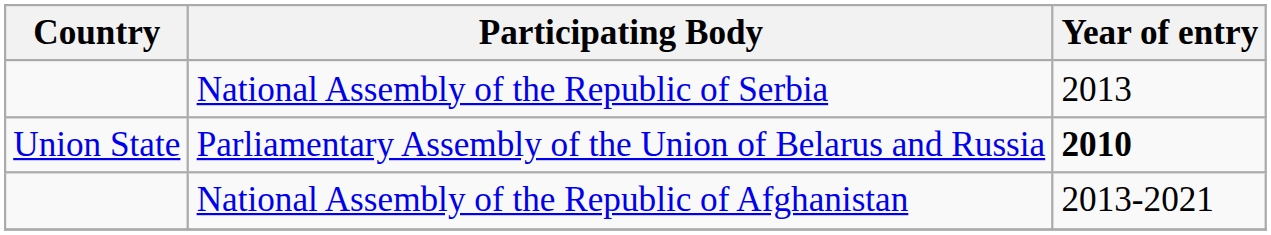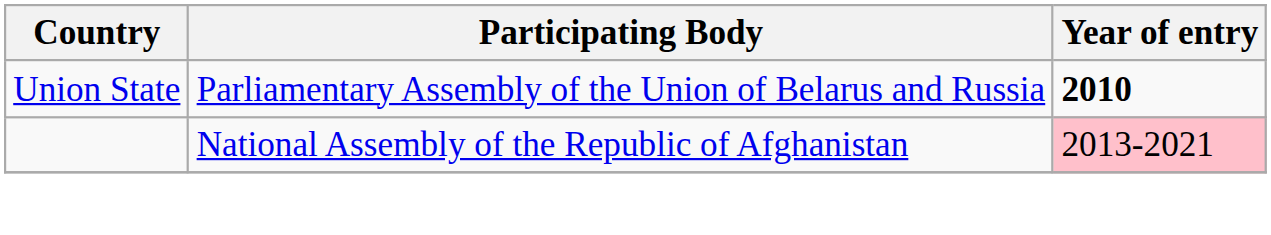- row: (512, 88)
(1138, 199) no background -> (1138, 144) pink background
